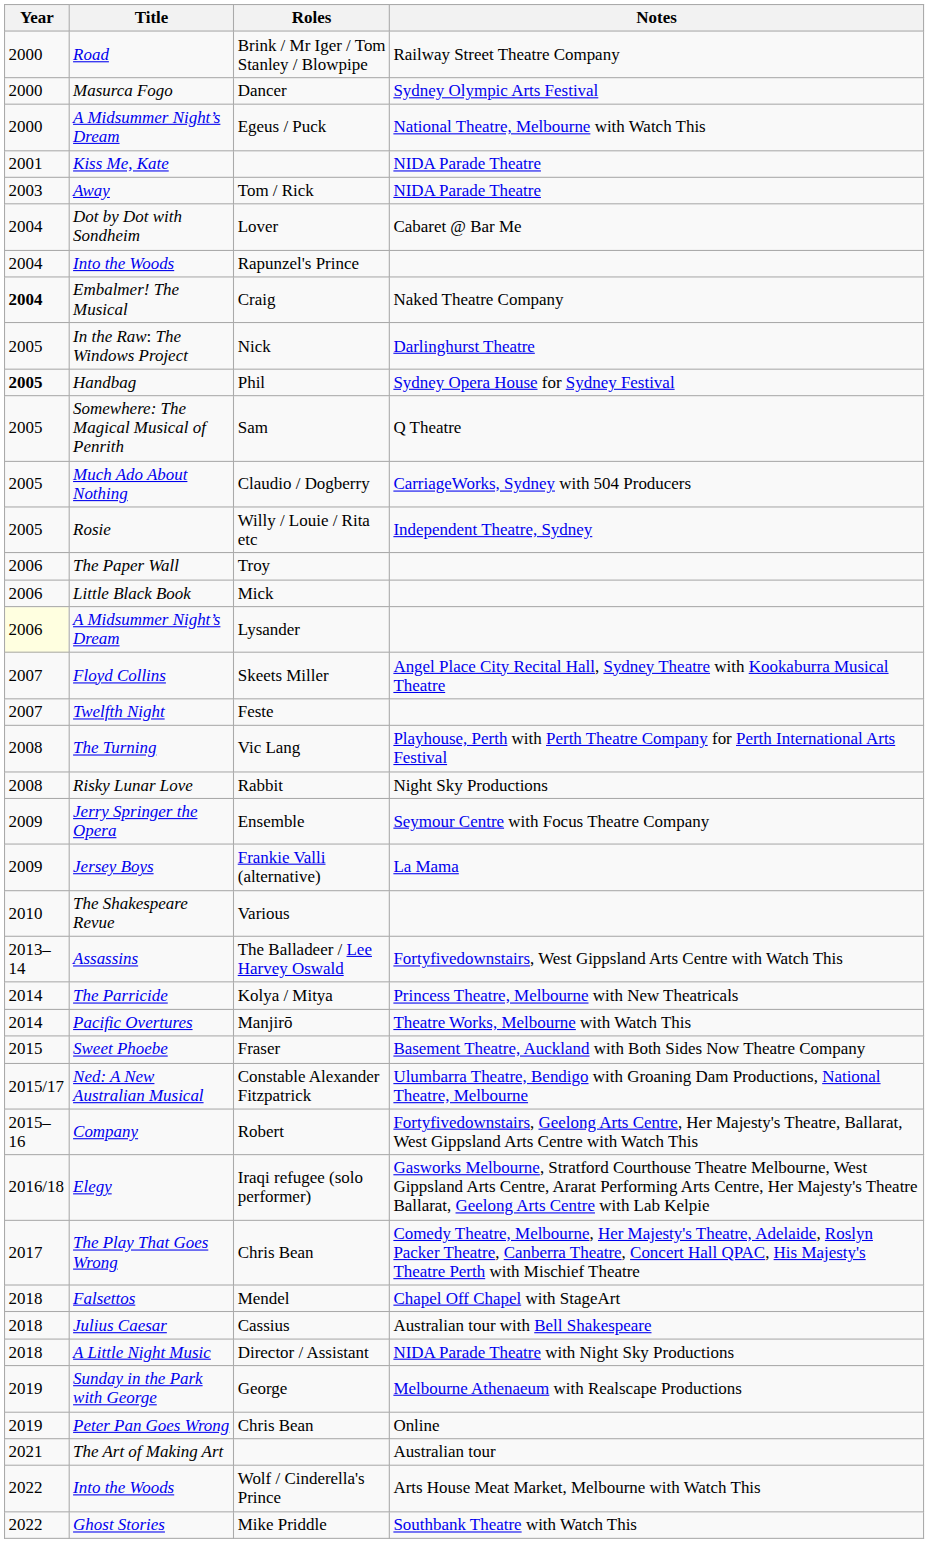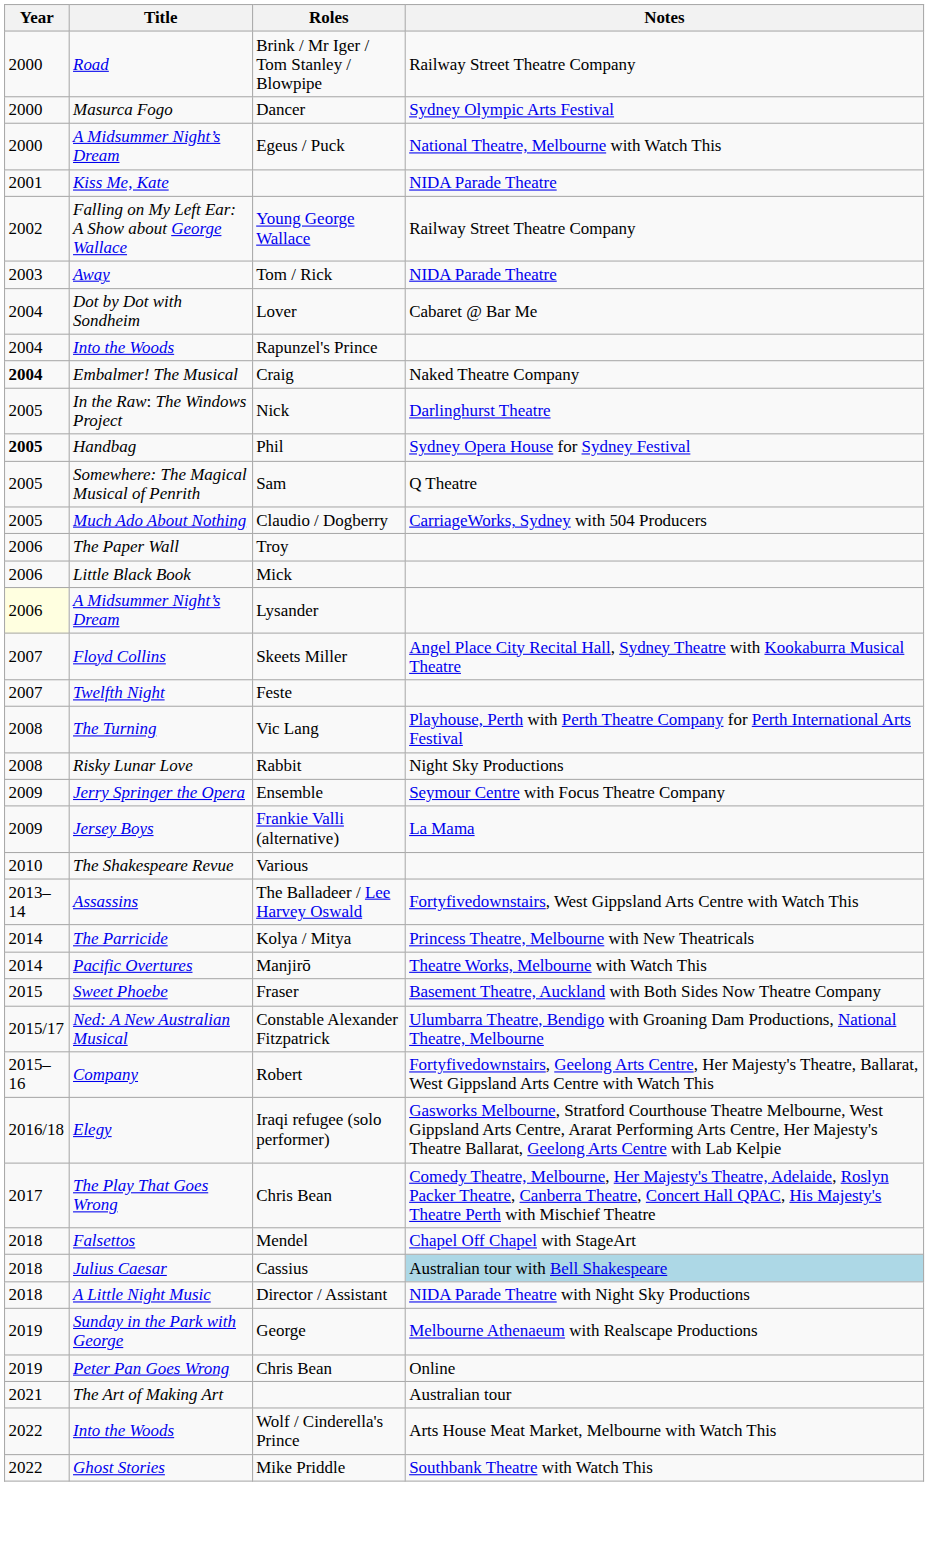+ row: (155, 228)
- row: (92, 529)
(522, 1325) no background -> (538, 1268) lightblue background
